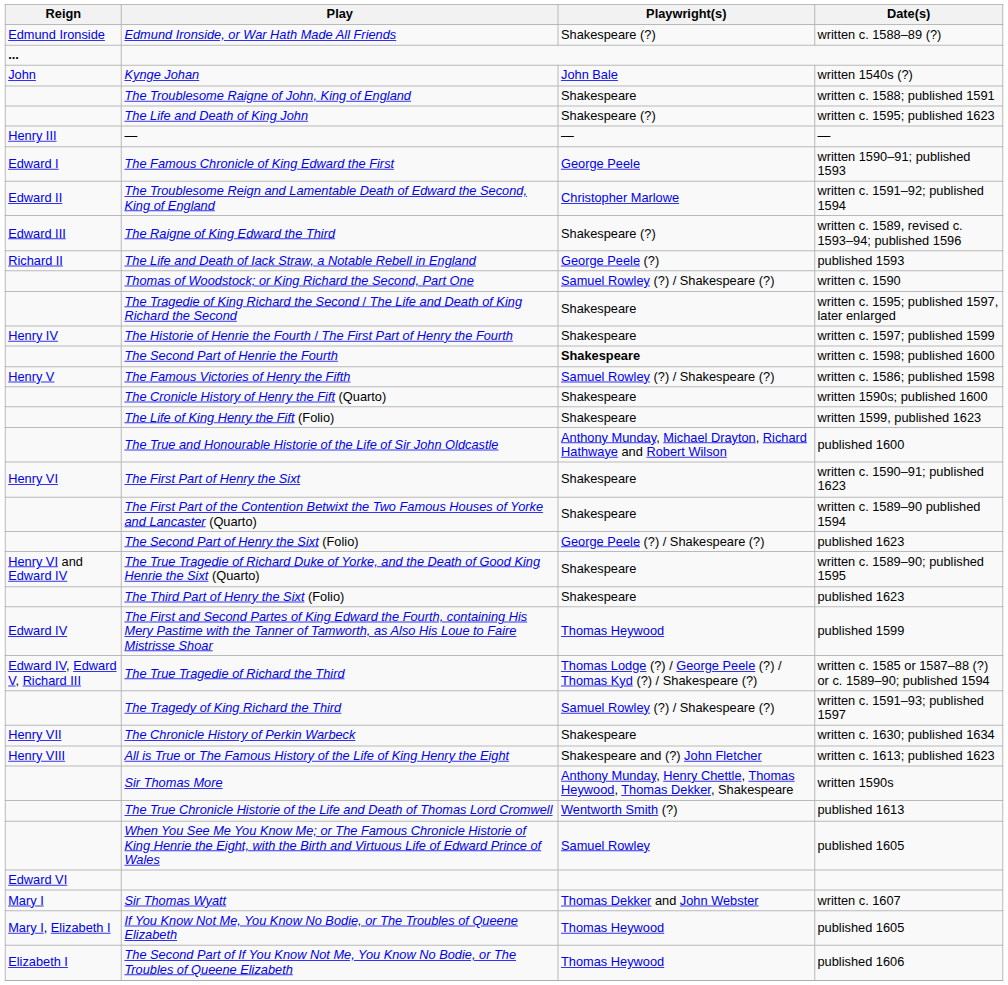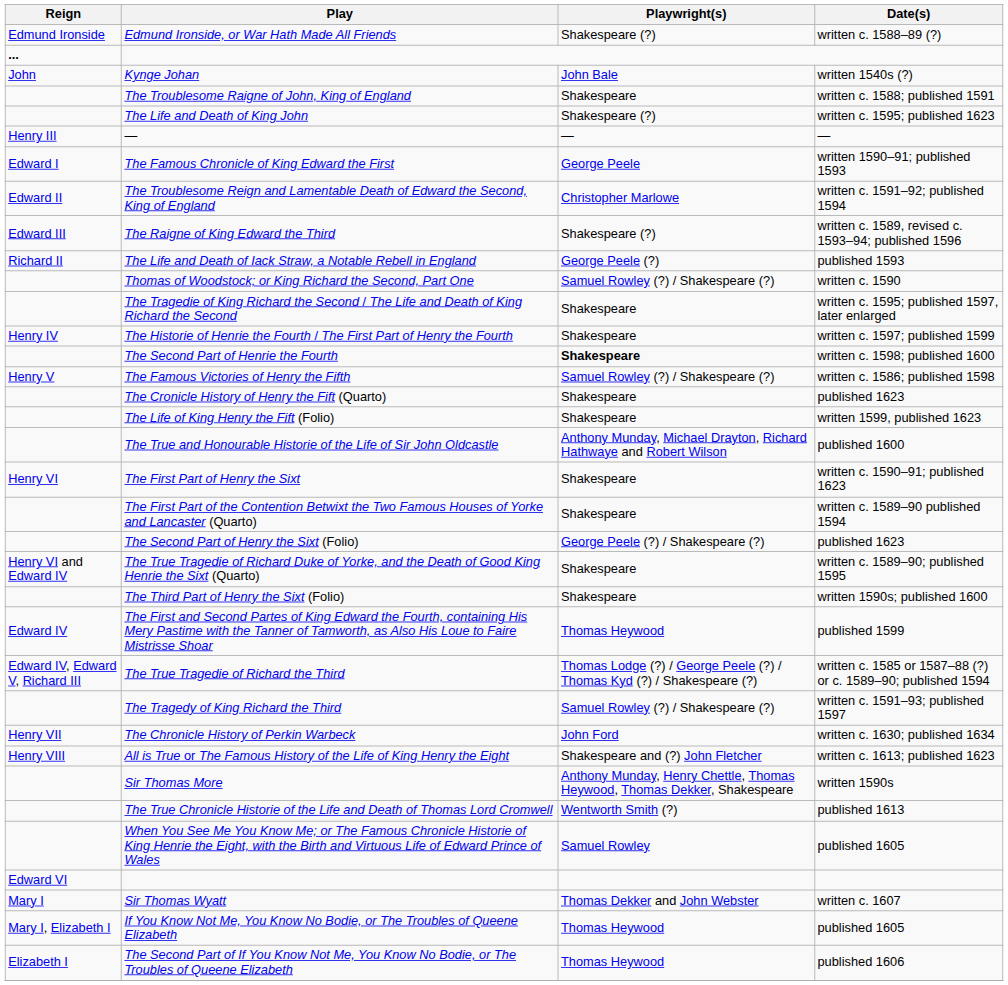(903, 397) written 1590s; published 1600 -> (861, 397) published 1623
(861, 596) published 1623 -> (903, 596) written 1590s; published 1600
(599, 735) Shakespeare -> (590, 735) John Ford
